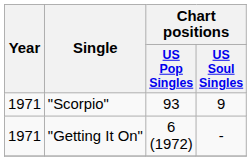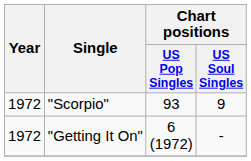(24, 104) 1971 -> (24, 104) 1972
(24, 136) 1971 -> (24, 136) 1972
